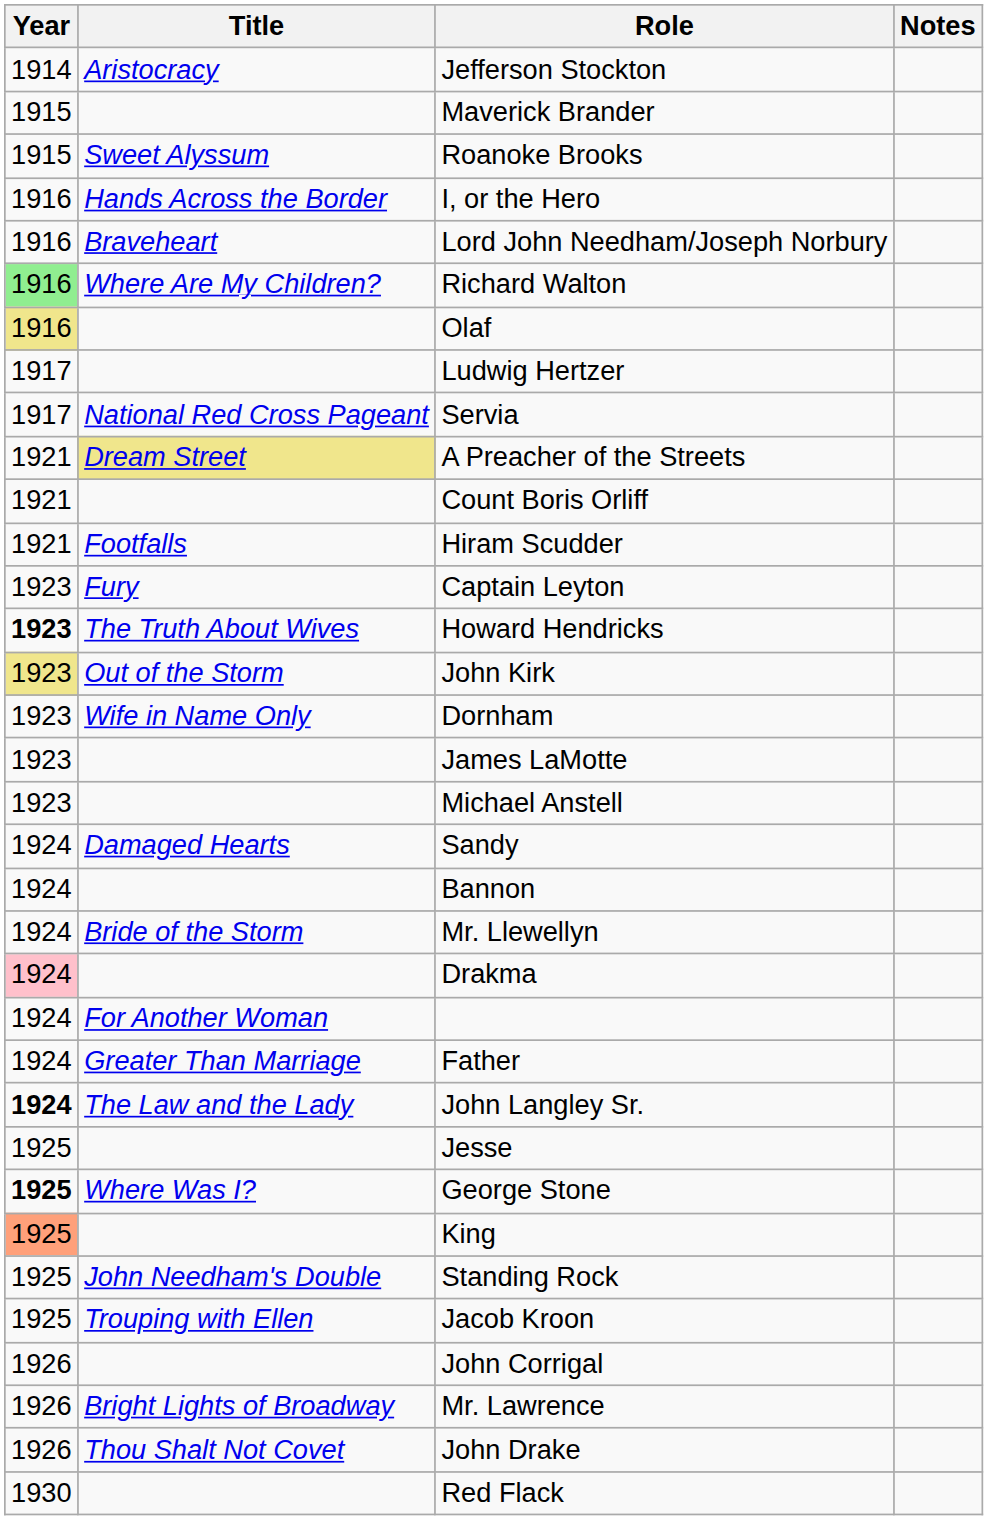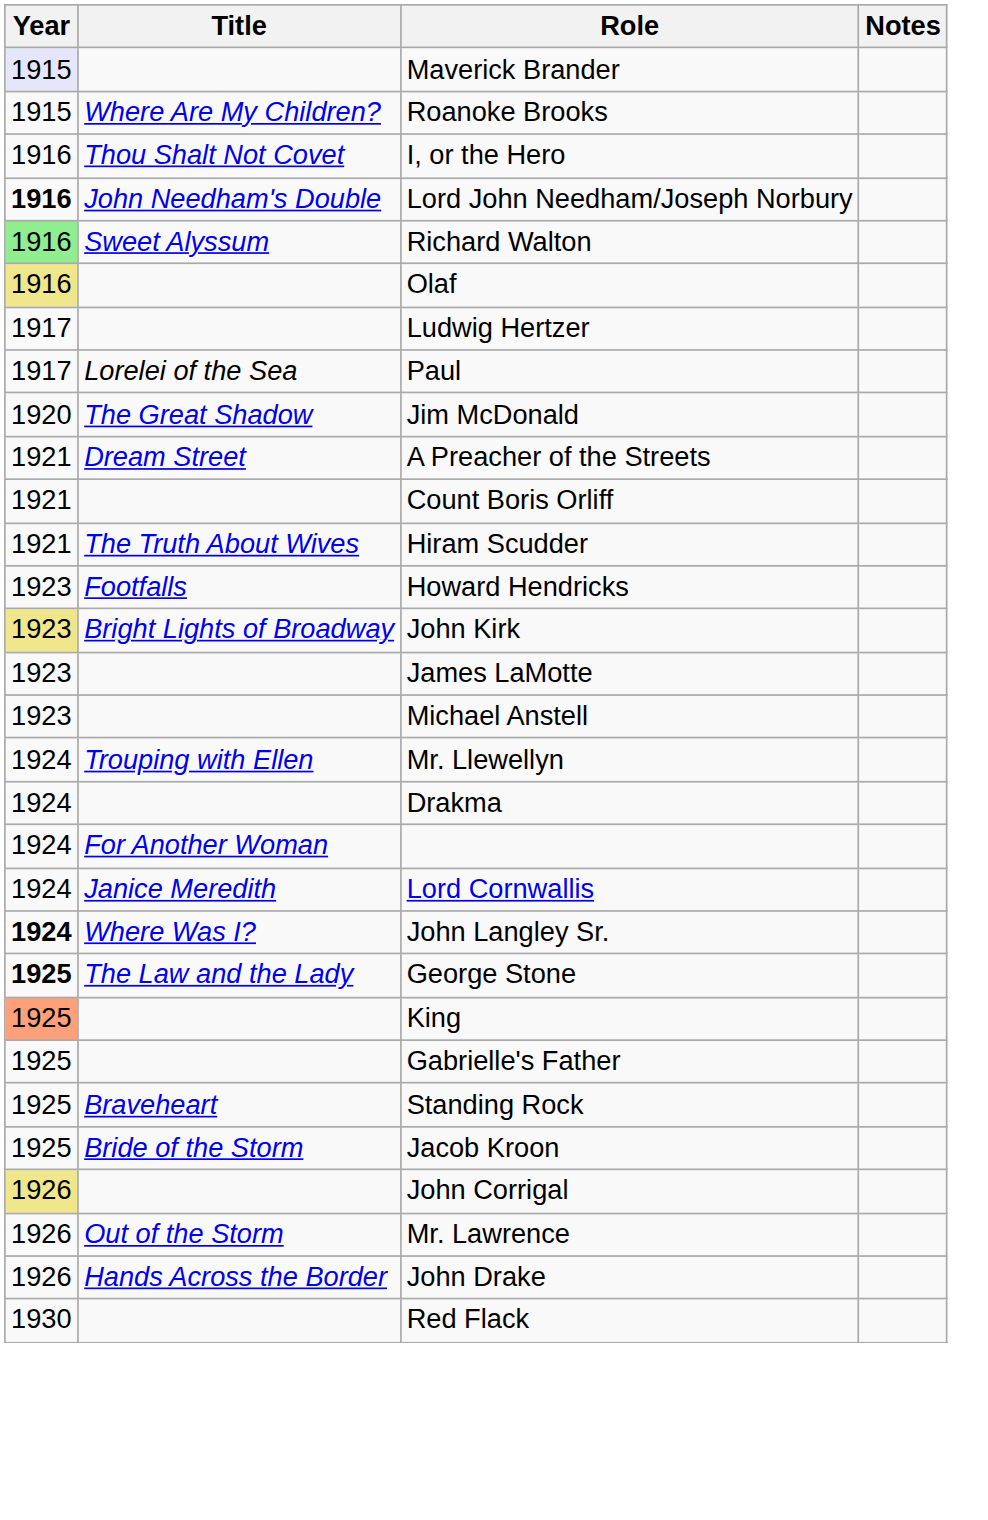- row: (554, 69)
(41, 112) no background -> (41, 69) lavender background
(177, 155) Sweet Alyssum -> (233, 112) Where Are My Children?
(236, 198) Hands Across the Border -> (214, 155) Thou Shalt Not Covet
(41, 241) normal -> (41, 198) bold
(151, 241) Braveheart -> (233, 198) John Needham's Double
(233, 284) Where Are My Children? -> (177, 241) Sweet Alyssum
+ row: (434, 371)
- row: (480, 414)
+ row: (493, 414)
(165, 457) khaki background -> (165, 457) no background
(136, 543) Footfalls -> (222, 543) The Truth About Wives
- row: (533, 586)
(41, 629) bold -> (41, 586) normal
(222, 629) The Truth About Wives -> (136, 586) Footfalls
(184, 673) Out of the Storm -> (239, 629) Bright Lights of Broadway
- row: (497, 716)
- row: (480, 845)
- row: (488, 888)
(194, 931) Bride of the Storm -> (199, 759) Trouping with Ellen
(41, 975) pink background -> (41, 802) no background
- row: (481, 1061)
+ row: (500, 888)
(219, 1104) The Law and the Lady -> (170, 931) Where Was I?
- row: (477, 1147)
(170, 1190) Where Was I? -> (219, 975) The Law and the Lady
+ row: (514, 1061)
(233, 1277) John Needham's Double -> (151, 1104) Braveheart
(199, 1320) Trouping with Ellen -> (194, 1147) Bride of the Storm
(41, 1363) no background -> (41, 1190) khaki background
(239, 1406) Bright Lights of Broadway -> (184, 1233) Out of the Storm
(214, 1449) Thou Shalt Not Covet -> (236, 1277) Hands Across the Border
